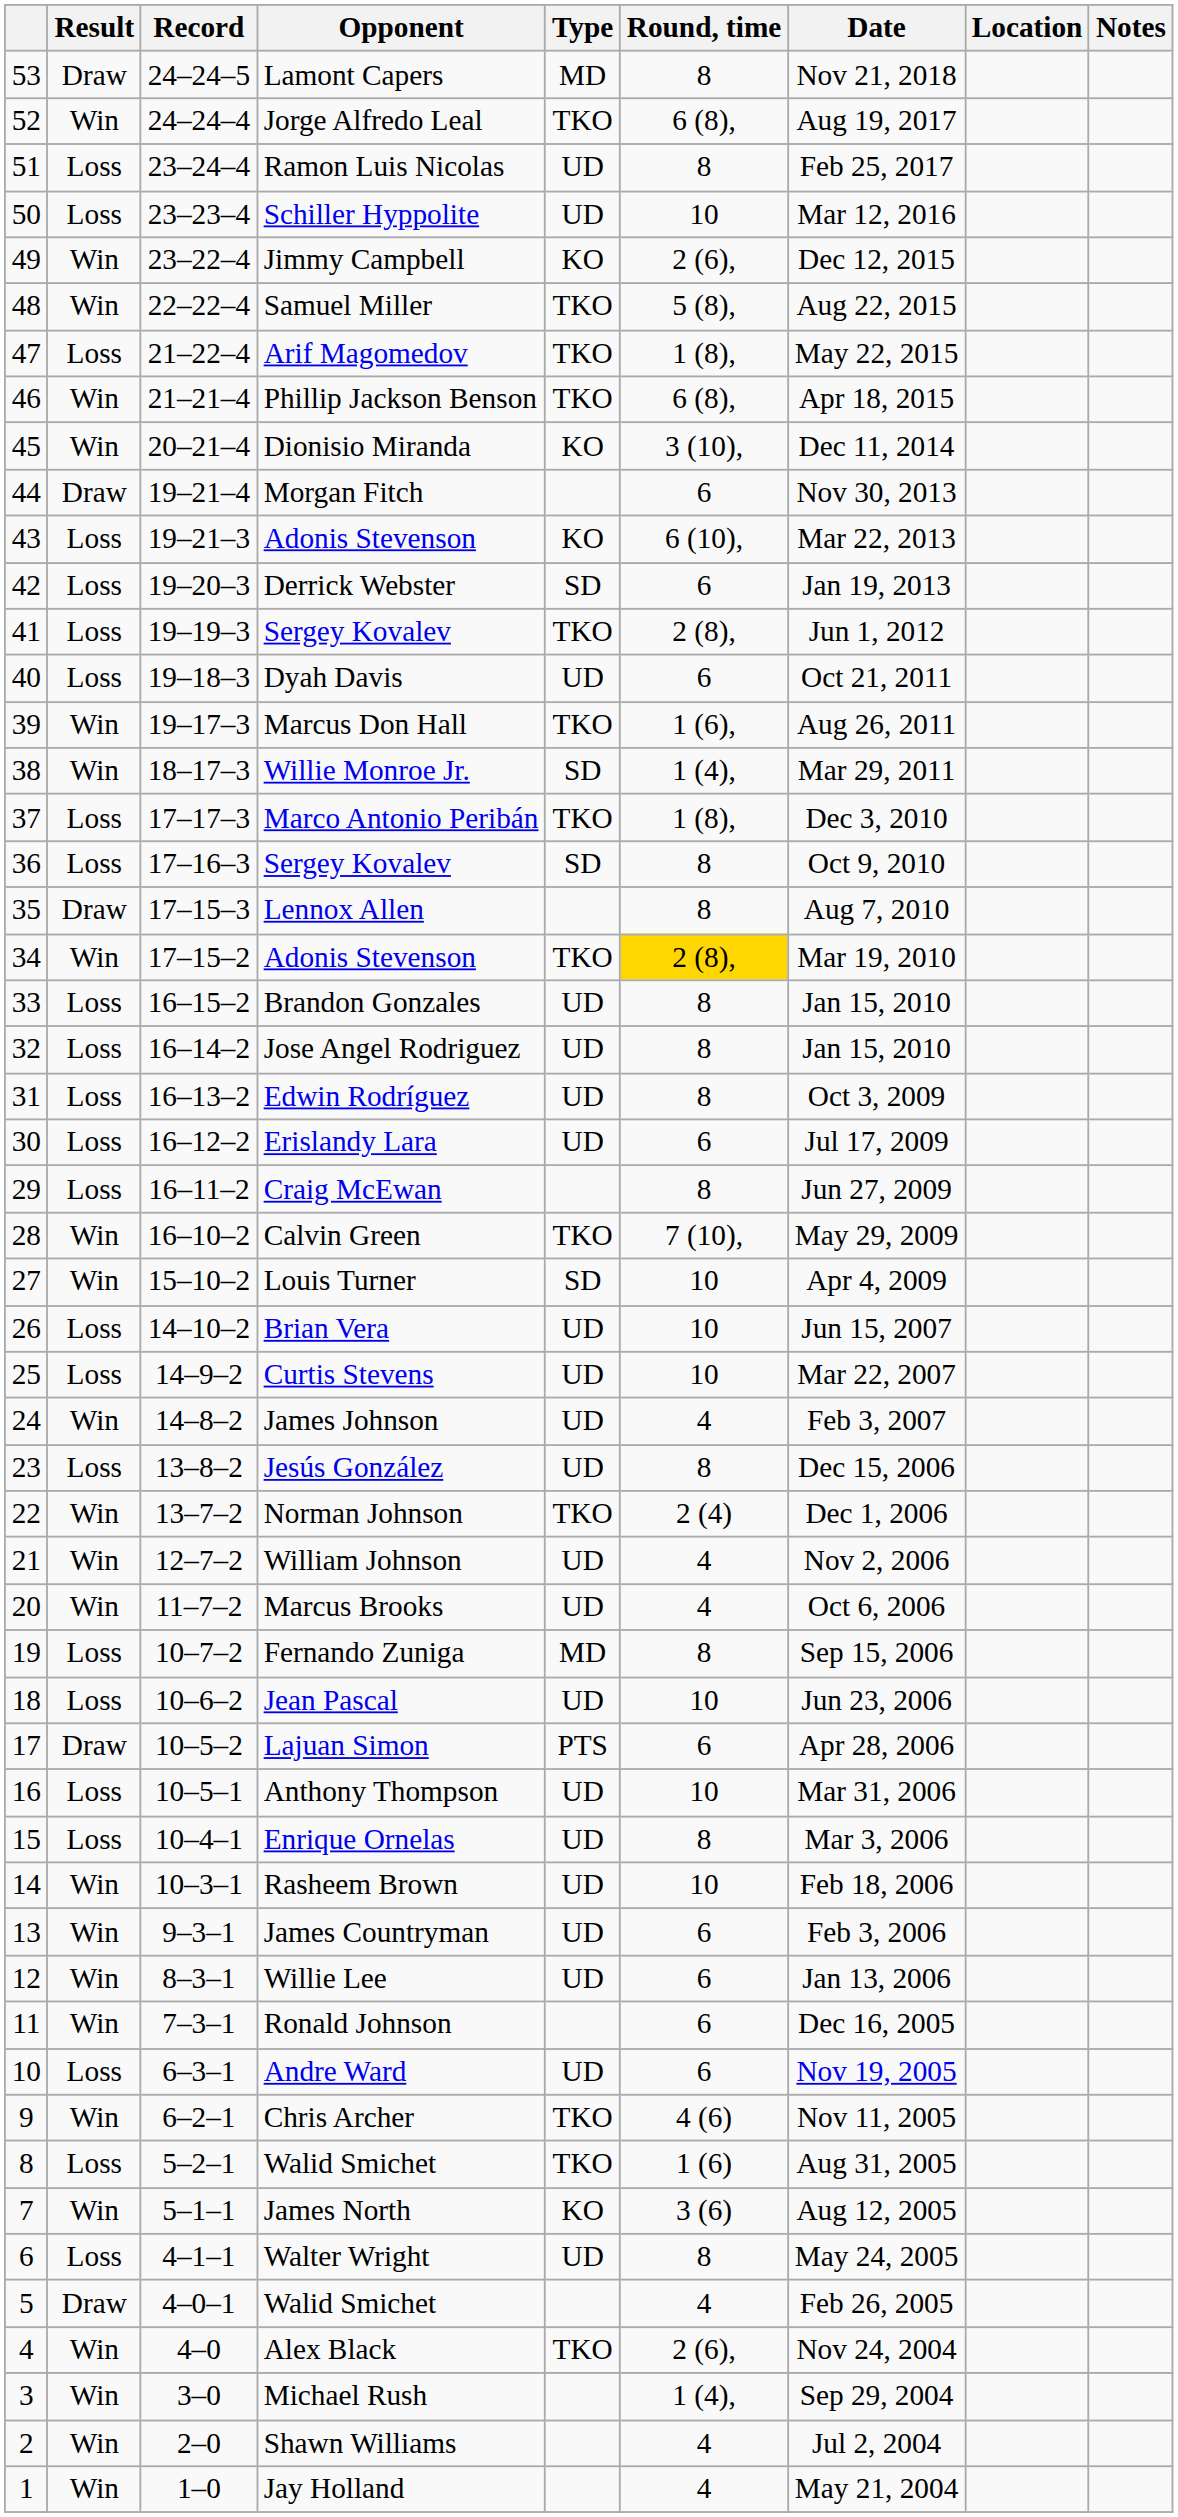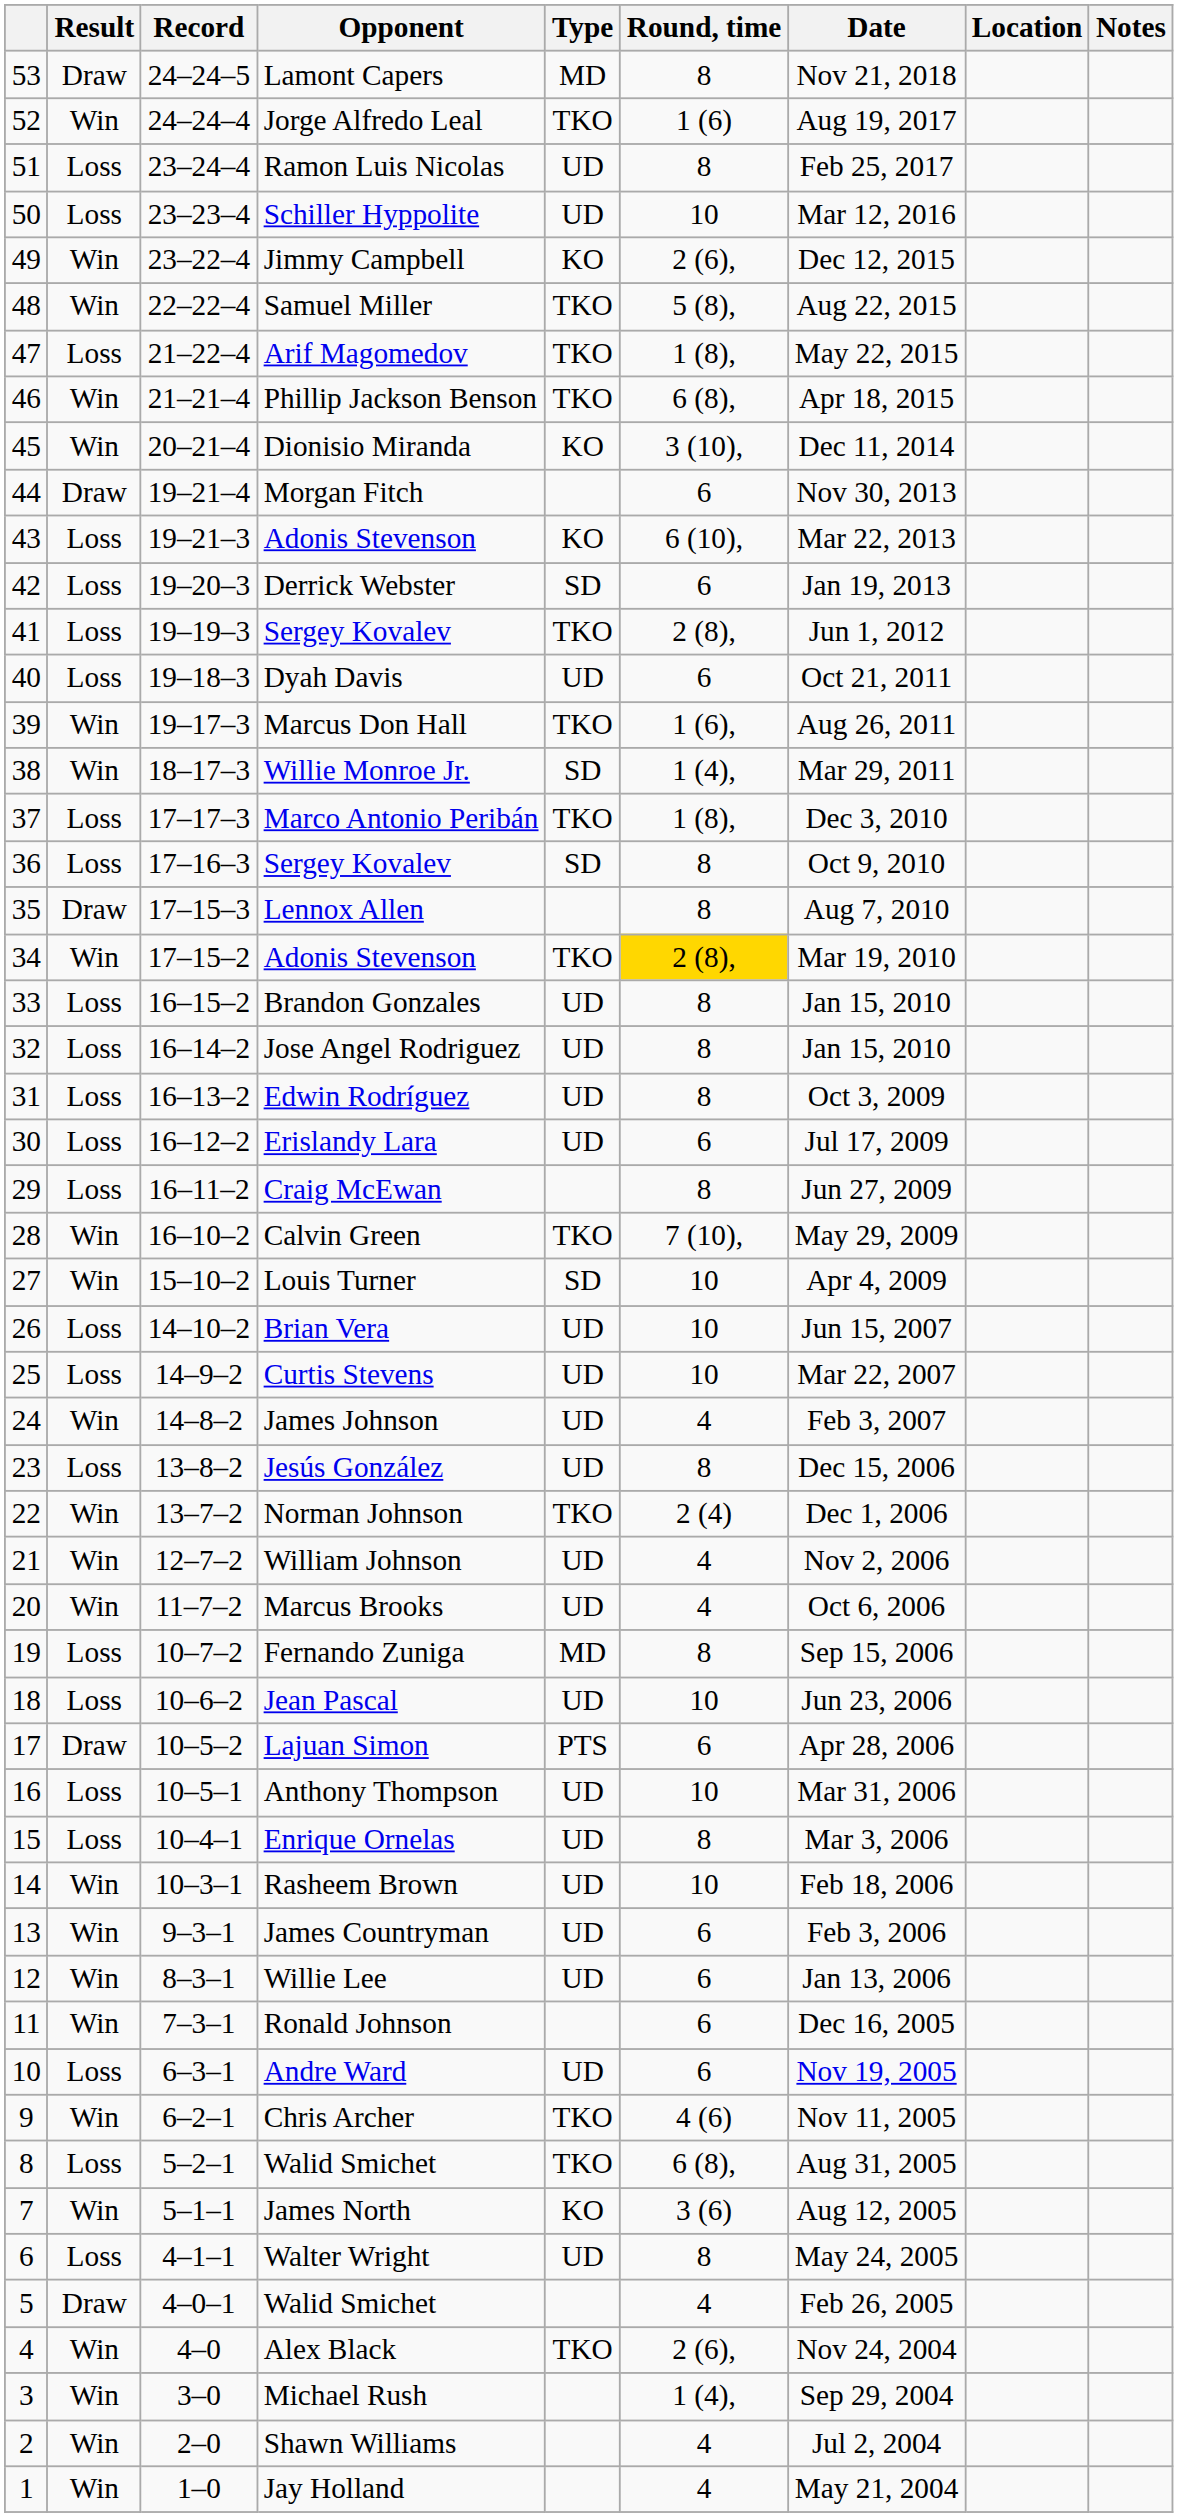(704, 120) 6 (8), -> (704, 120) 1 (6)
(704, 2163) 1 (6) -> (704, 2163) 6 (8),
